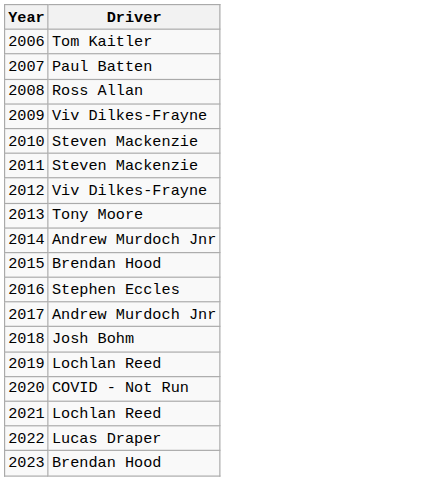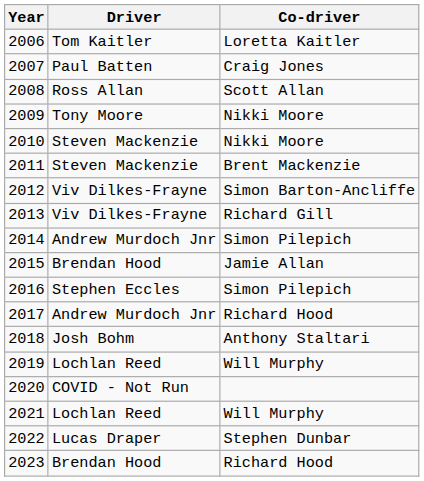+ column: (319, 17)
(130, 116) Viv Dilkes-Frayne -> (98, 116) Tony Moore
(98, 215) Tony Moore -> (130, 215) Viv Dilkes-Frayne
